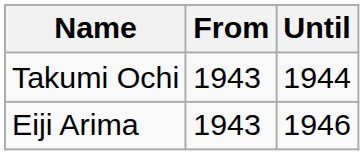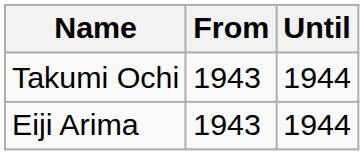(317, 125) 1946 -> (317, 125) 1944
